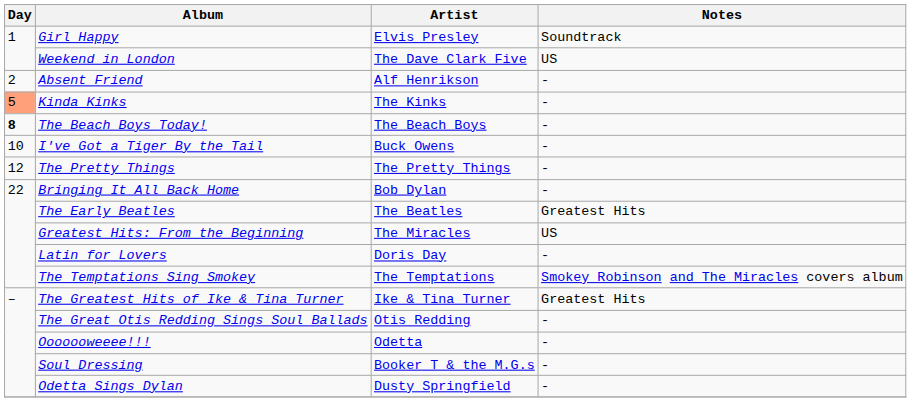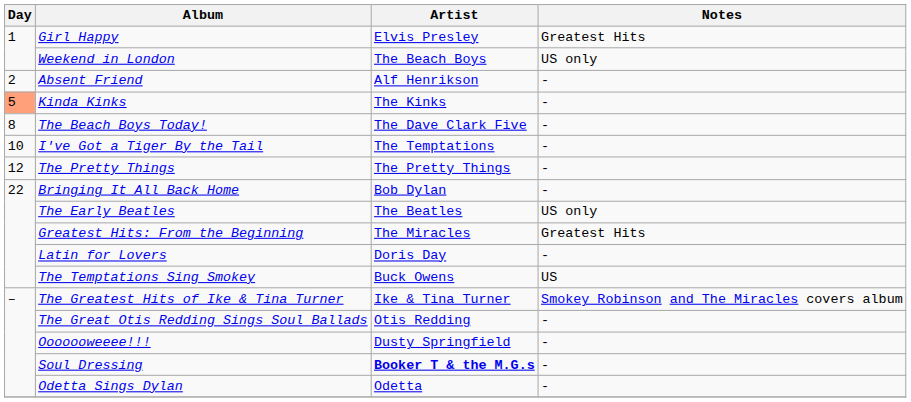(581, 37) Soundtrack -> (593, 37) Greatest Hits
(450, 59) The Dave Clark Five -> (430, 59) The Beach Boys
(549, 59) US -> (569, 59) US only
(12, 125) bold -> (12, 125) normal
(430, 125) The Beach Boys -> (450, 125) The Dave Clark Five
(414, 146) Buck Owens -> (434, 146) The Temptations
(593, 212) Greatest Hits -> (569, 212) US only
(549, 234) US -> (593, 234) Greatest Hits
(434, 277) The Temptations -> (414, 277) Buck Owens
(722, 277) Smokey Robinson and The Miracles covers album -> (549, 277) US
(593, 299) Greatest Hits -> (722, 299) Smokey Robinson and The Miracles covers album
(398, 343) Odetta -> (442, 343) Dusty Springfield
(454, 365) normal -> (454, 365) bold
(442, 386) Dusty Springfield -> (398, 386) Odetta
